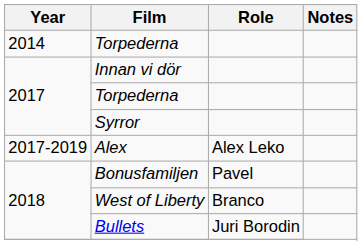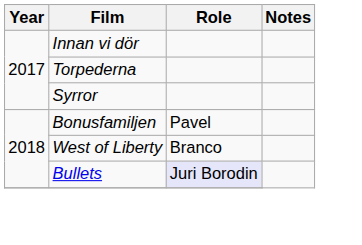- row: (27, 43)
- row: (48, 148)
(256, 226) no background -> (214, 174) lavender background
